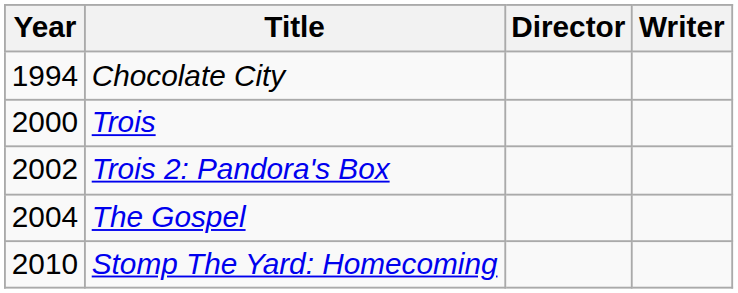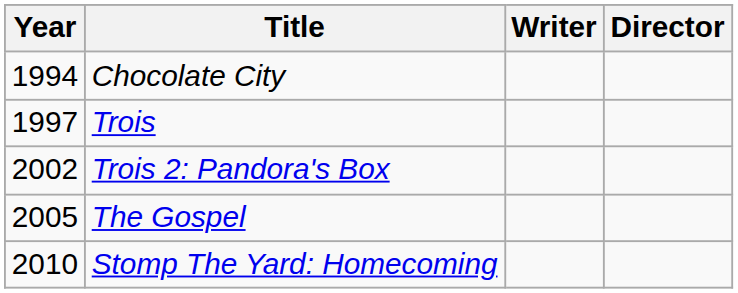columns swapped: (568, 28) <-> (682, 28)
(45, 122) 2000 -> (45, 122) 1997
(45, 216) 2004 -> (45, 216) 2005
